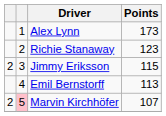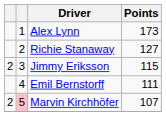(149, 48) 123 -> (149, 48) 127
(150, 84) 113 -> (150, 84) 111
